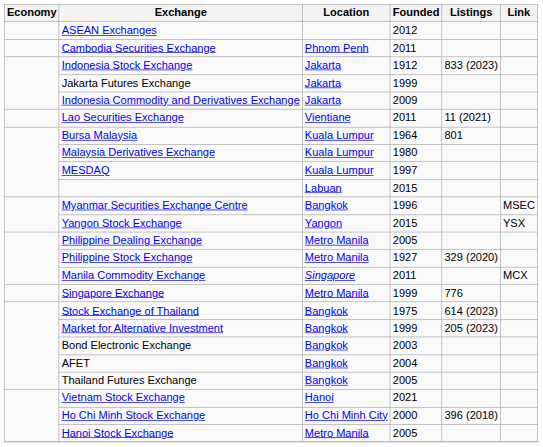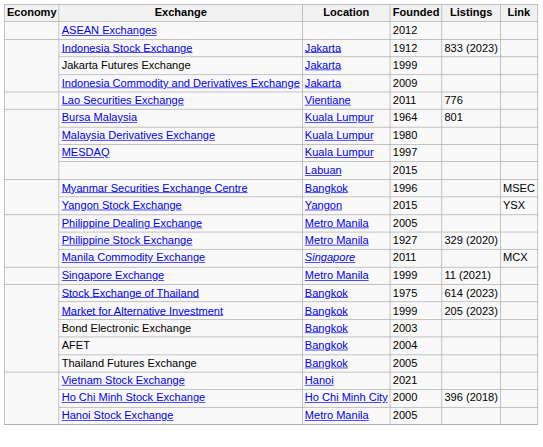- row: (139, 48)
(468, 118) 11 (2021) -> (454, 100) 776
(454, 293) 776 -> (468, 275) 11 (2021)
